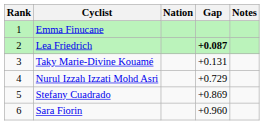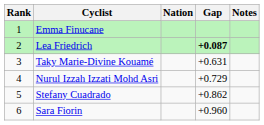(213, 62) +0.131 -> (213, 62) +0.631
(213, 95) +0.869 -> (213, 95) +0.862
